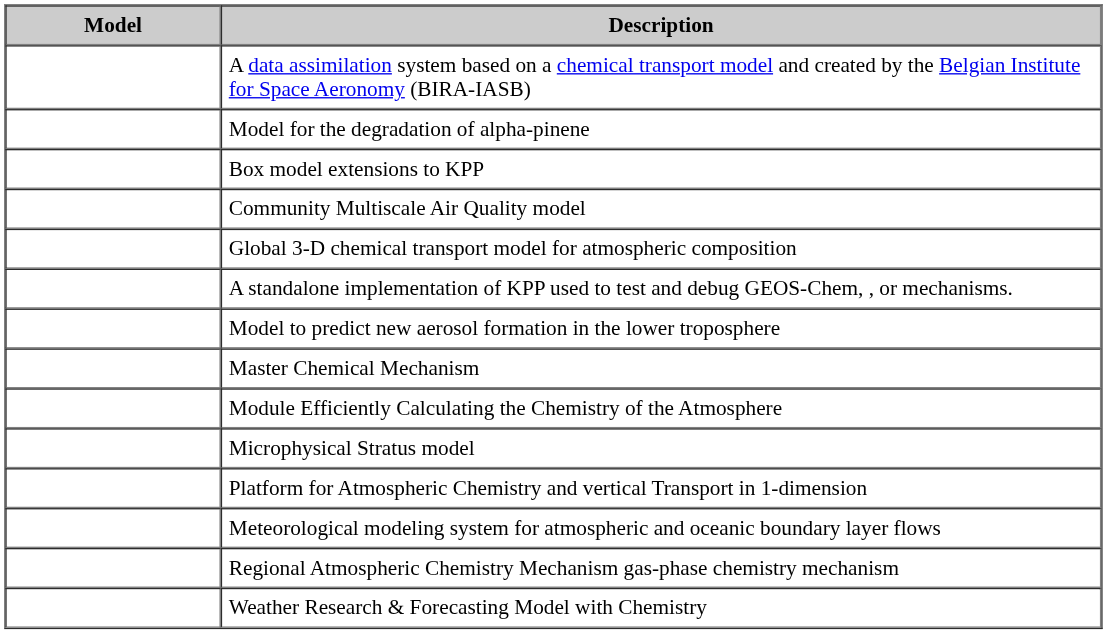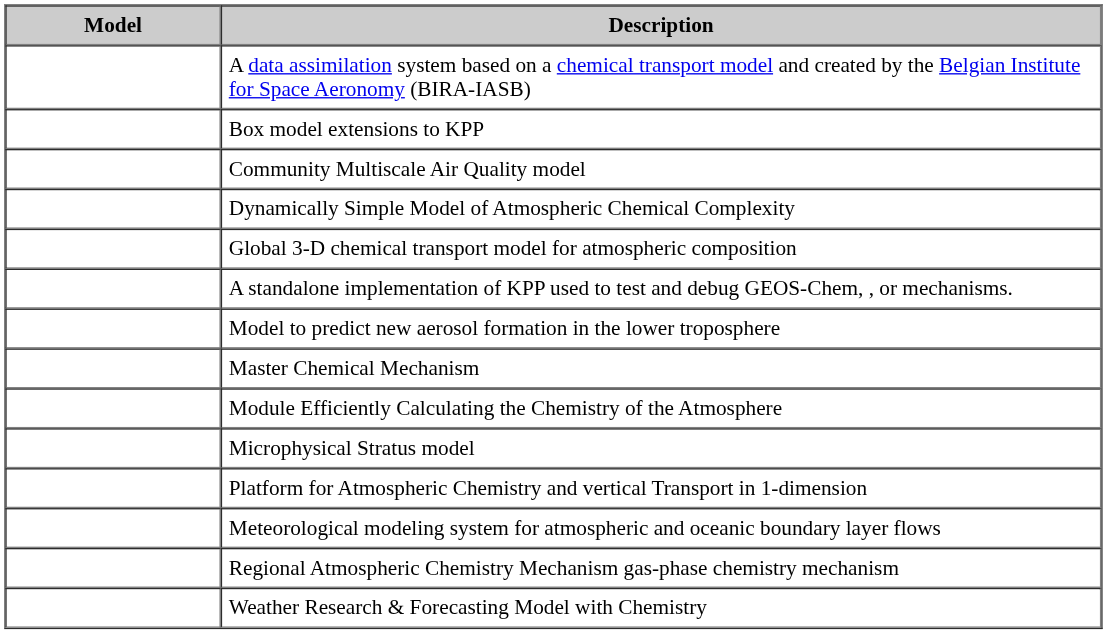- row: (409, 128)
+ row: (512, 208)
